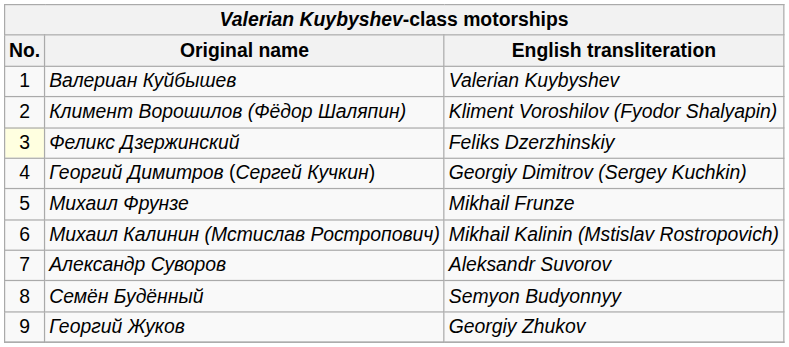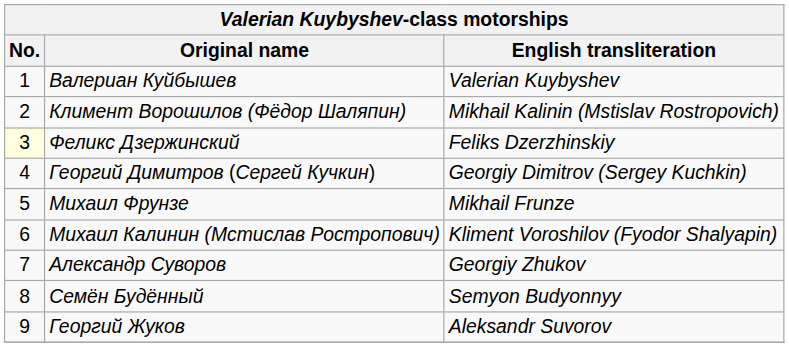(613, 111) Kliment Voroshilov (Fyodor Shalyapin) -> (614, 111) Mikhail Kalinin (Mstislav Rostropovich)
(614, 234) Mikhail Kalinin (Mstislav Rostropovich) -> (613, 234) Kliment Voroshilov (Fyodor Shalyapin)
(530, 265) Aleksandr Suvorov -> (517, 265) Georgiy Zhukov
(517, 326) Georgiy Zhukov -> (530, 326) Aleksandr Suvorov
